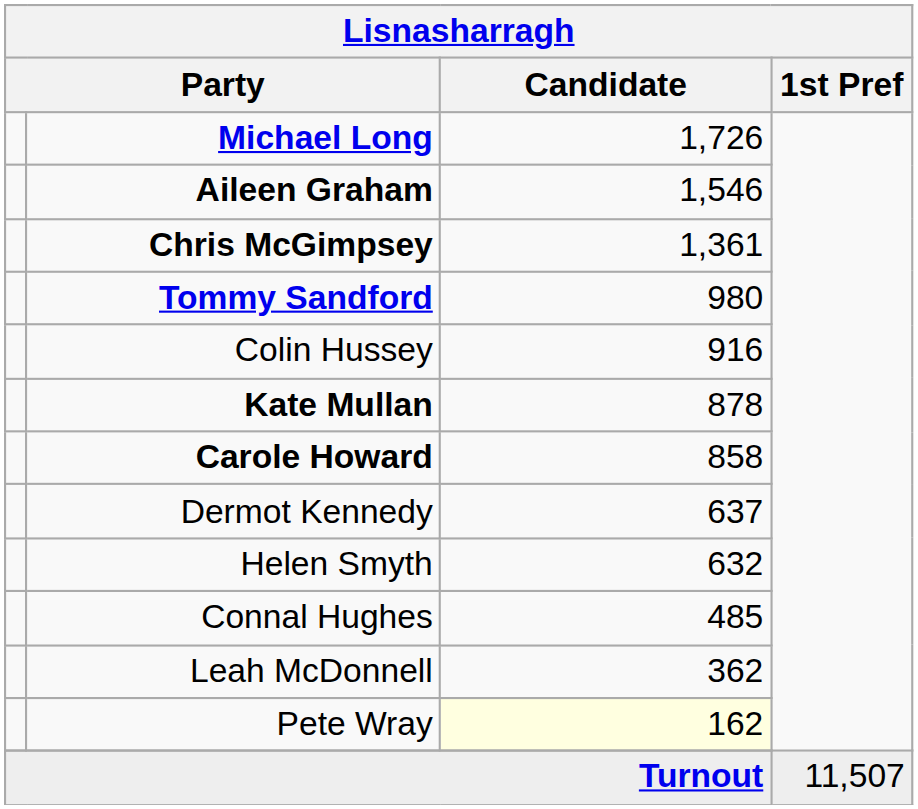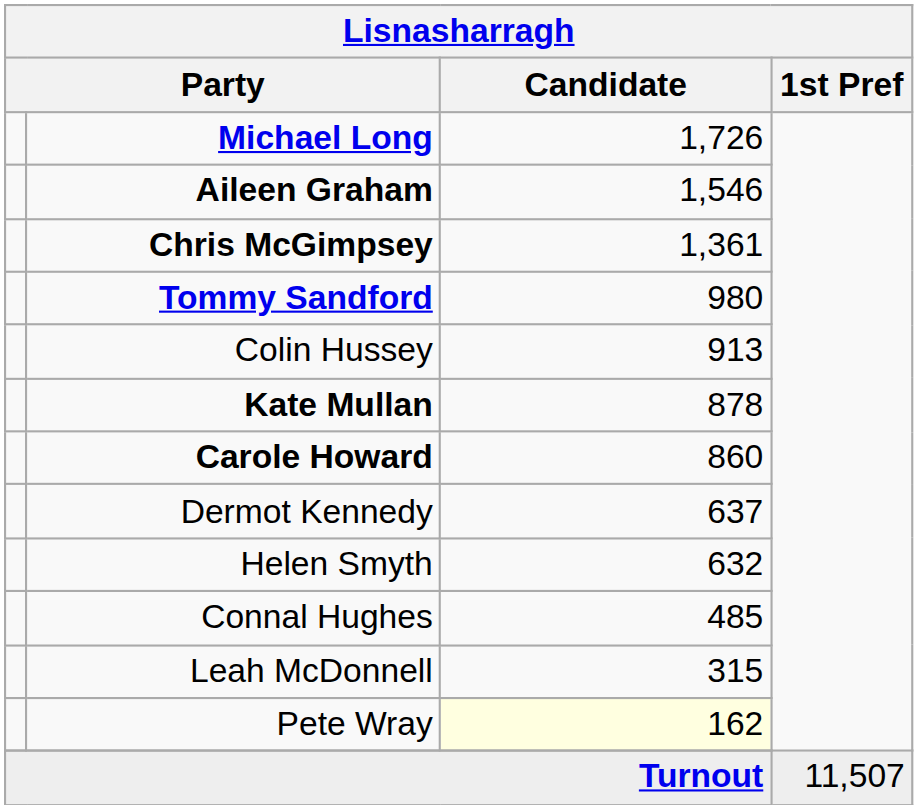(735, 350) 916 -> (735, 350) 913
(735, 457) 858 -> (735, 457) 860
(735, 670) 362 -> (735, 670) 315
